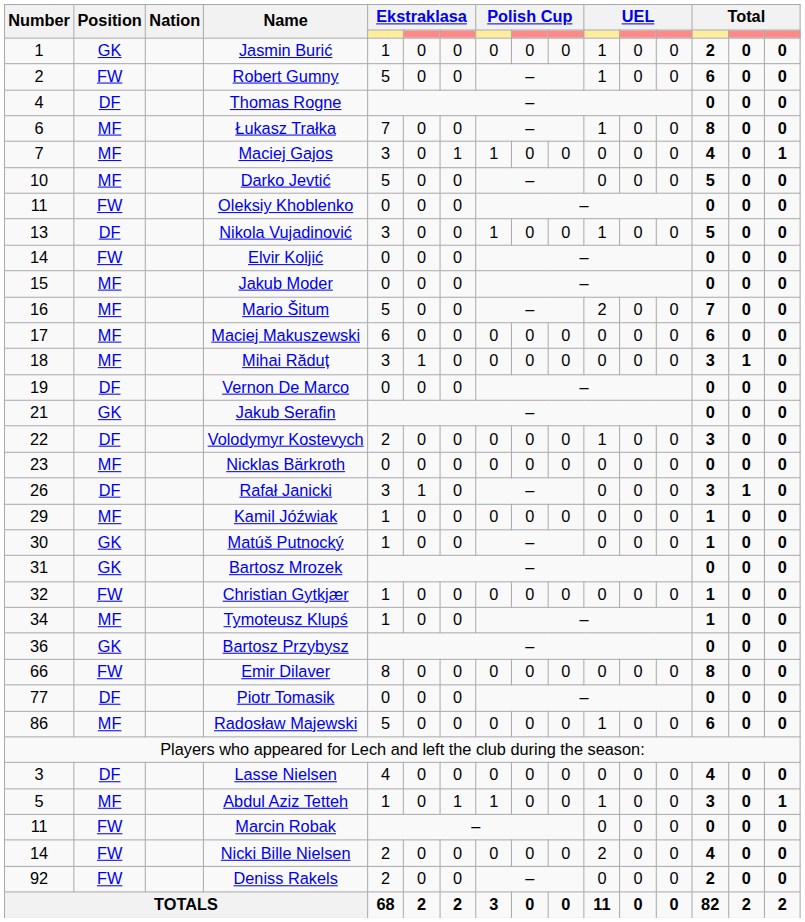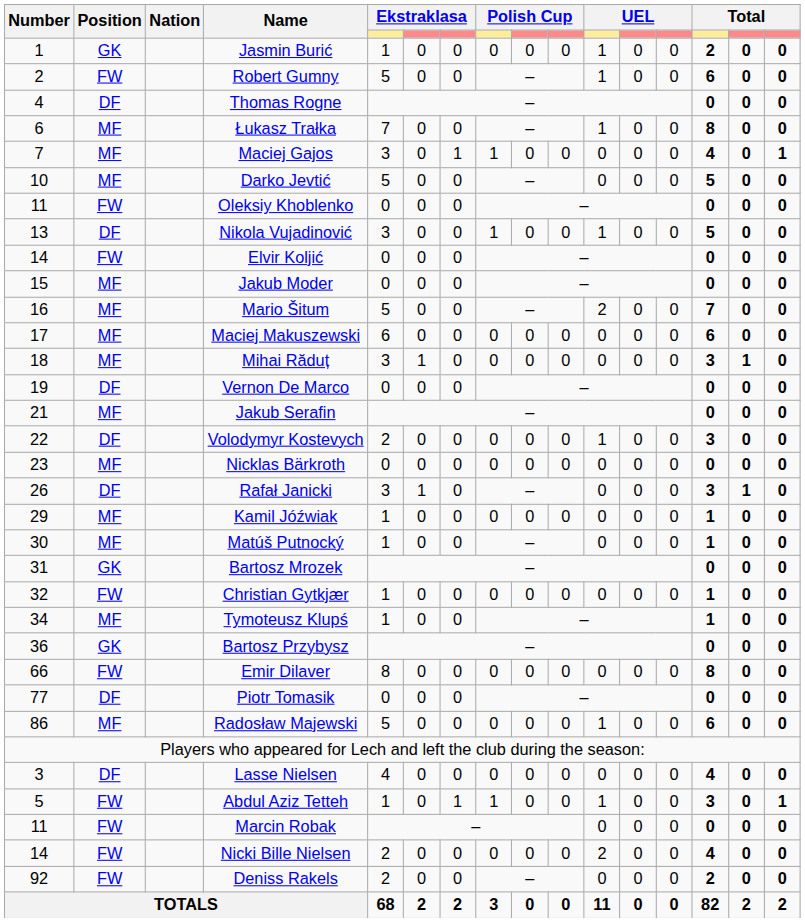(110, 413) GK -> (110, 413) MF
(110, 542) GK -> (110, 542) MF
(110, 801) MF -> (110, 801) FW
